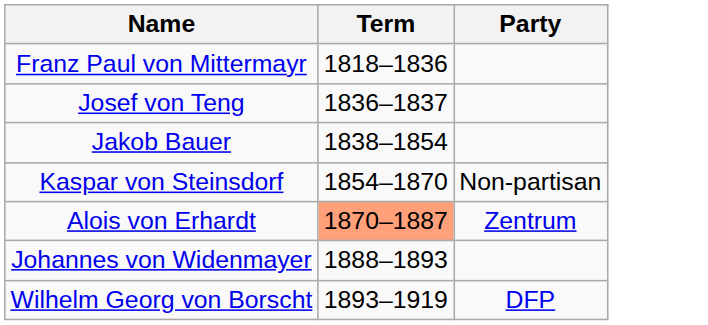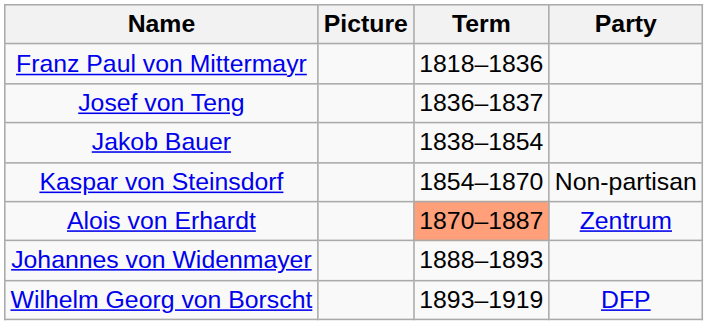+ column: (366, 24)
